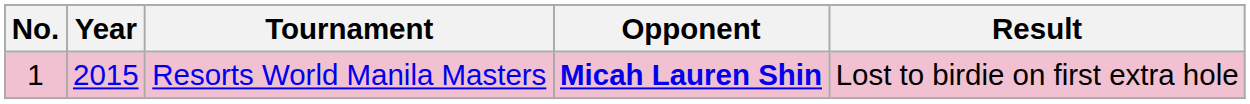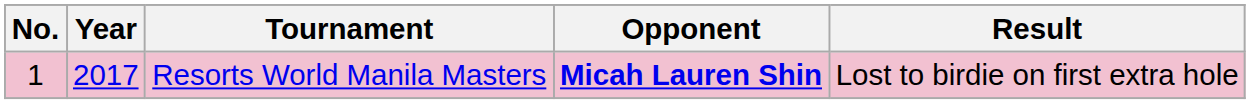(106, 75) 2015 -> (106, 75) 2017
